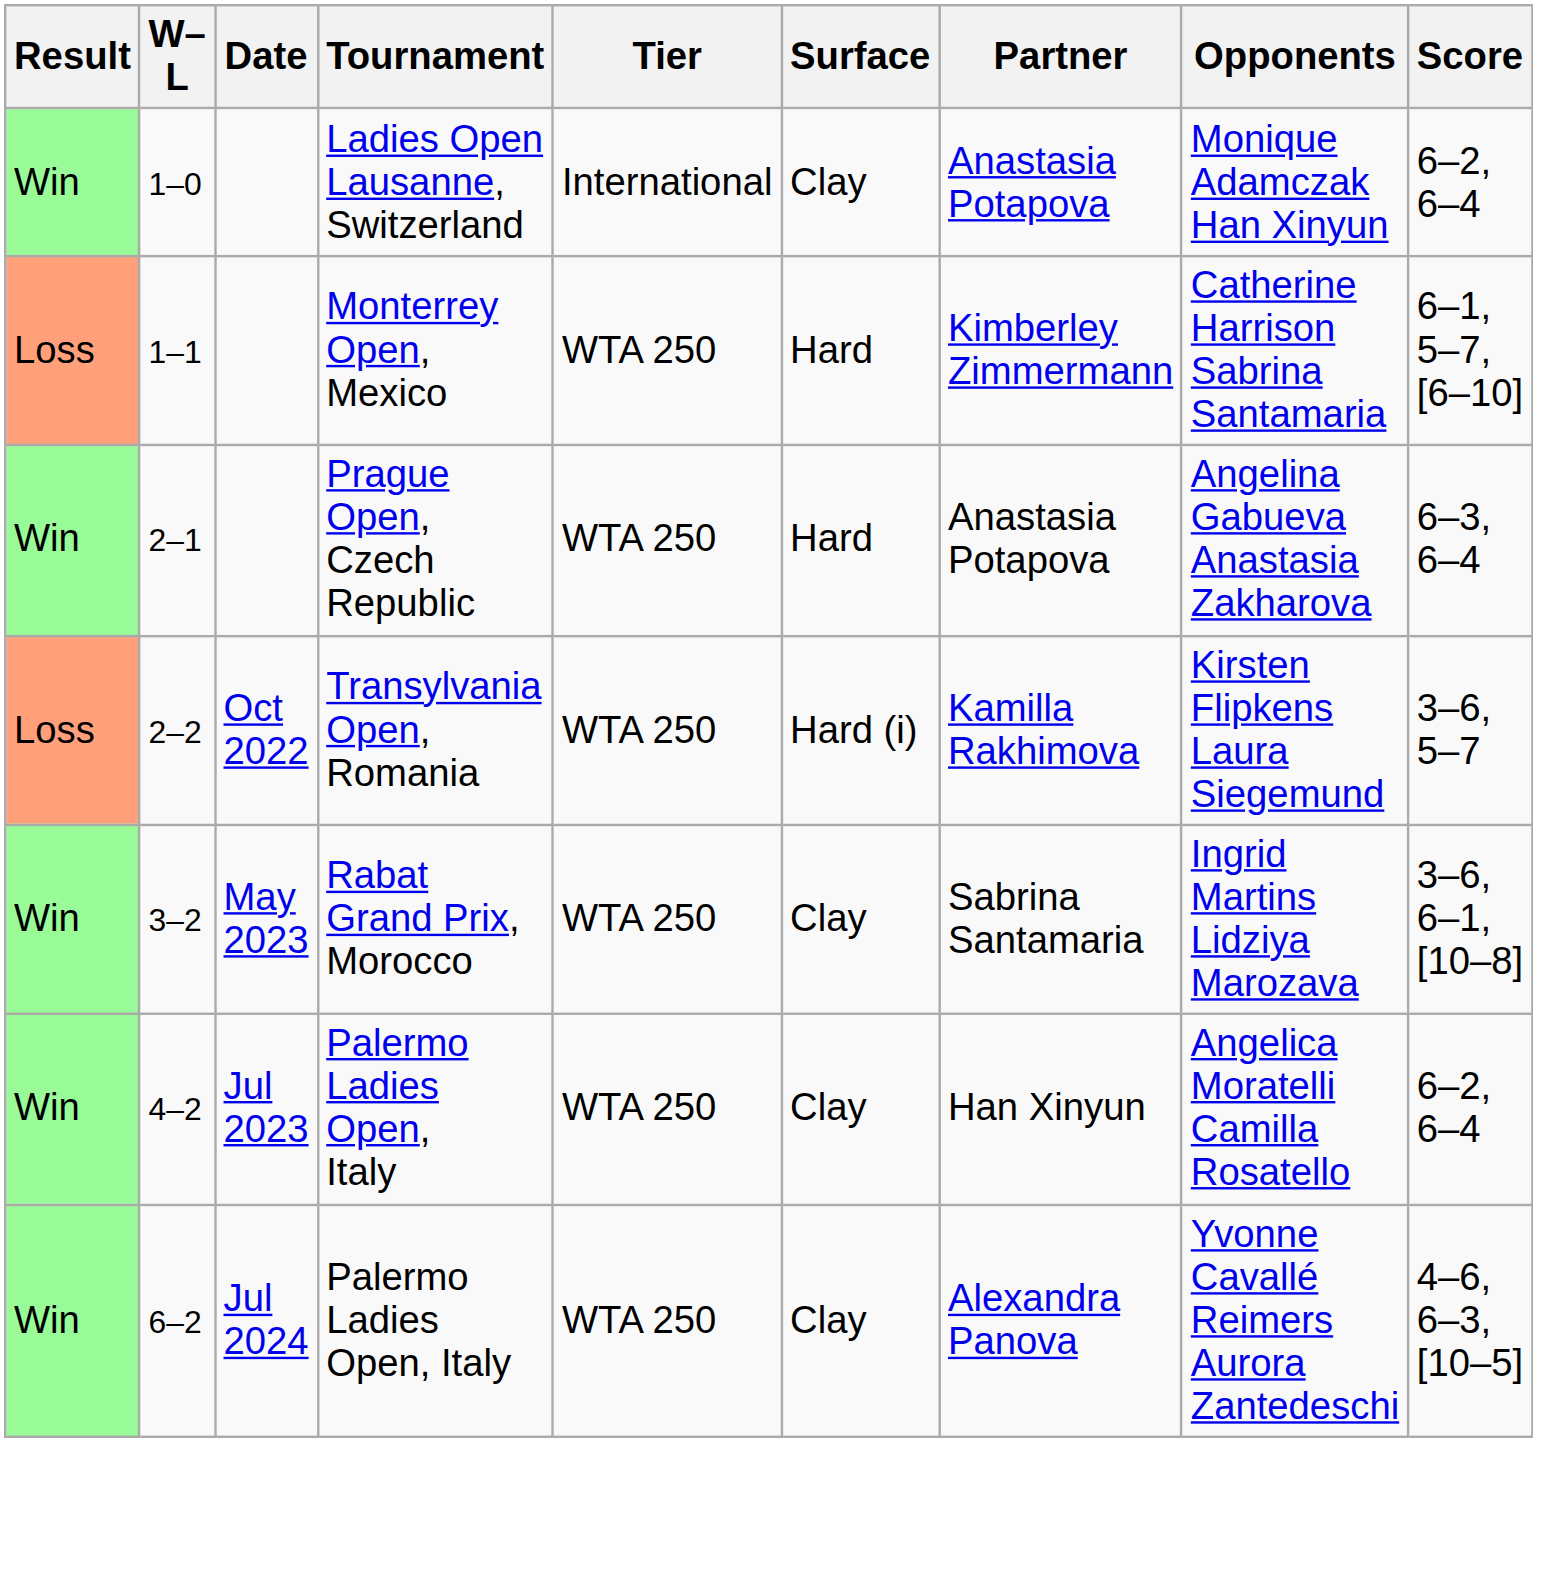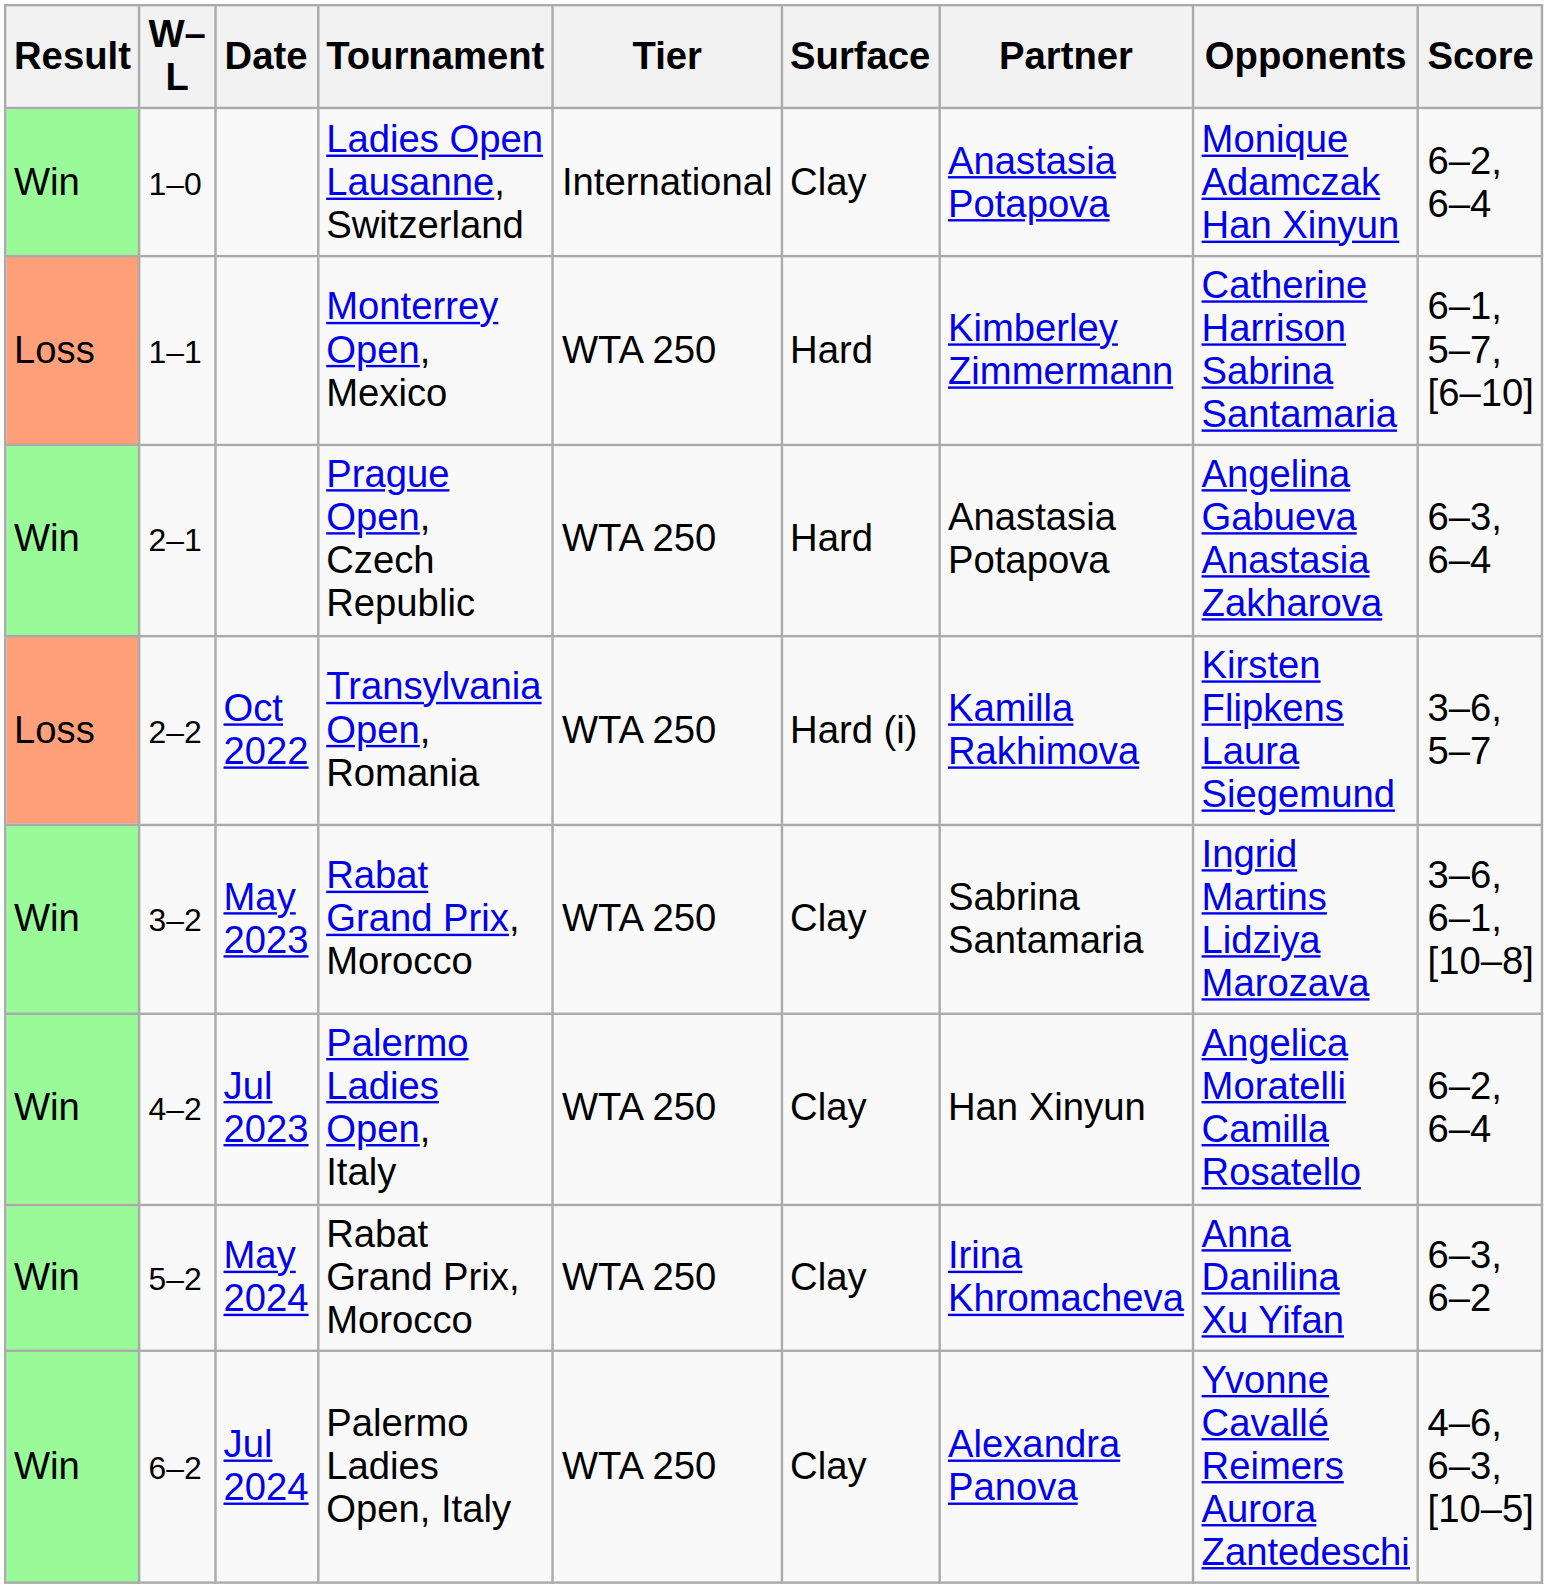+ row: (175, 1279)
